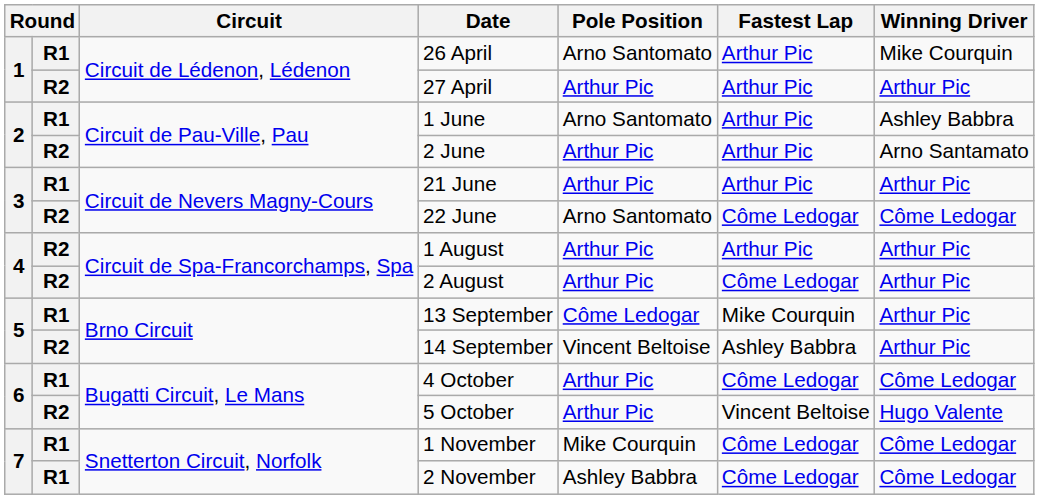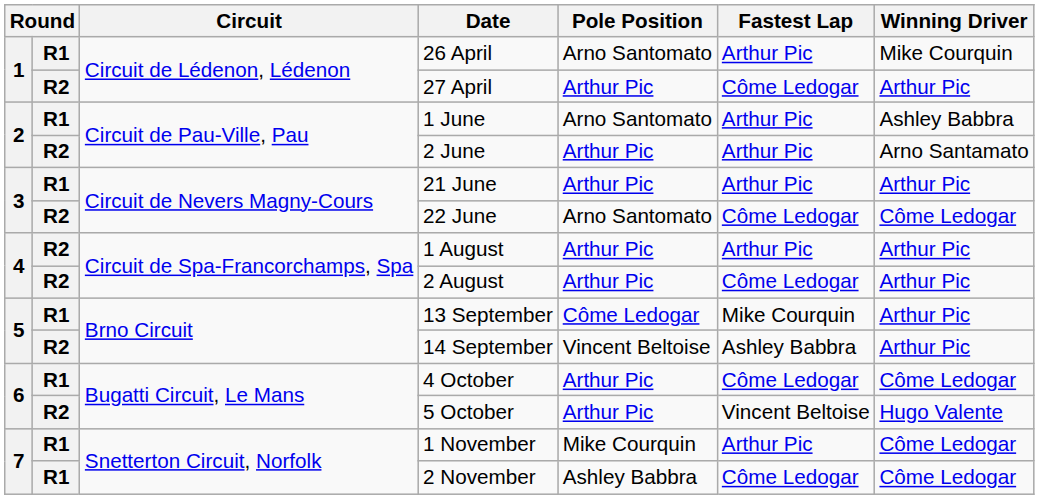(767, 86) Arthur Pic -> (790, 86) Côme Ledogar
(790, 444) Côme Ledogar -> (767, 444) Arthur Pic
